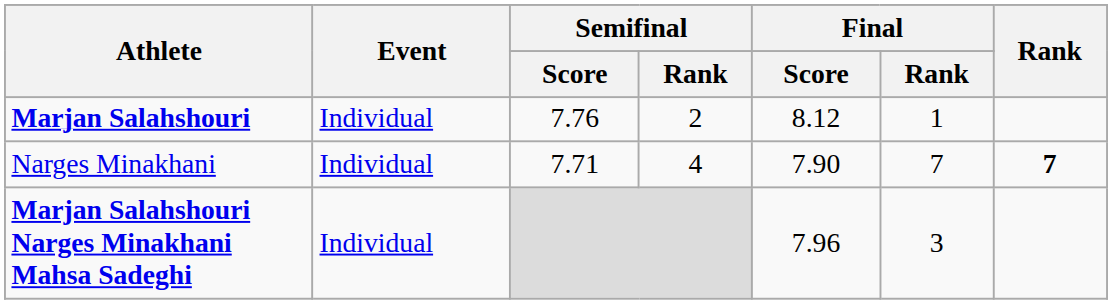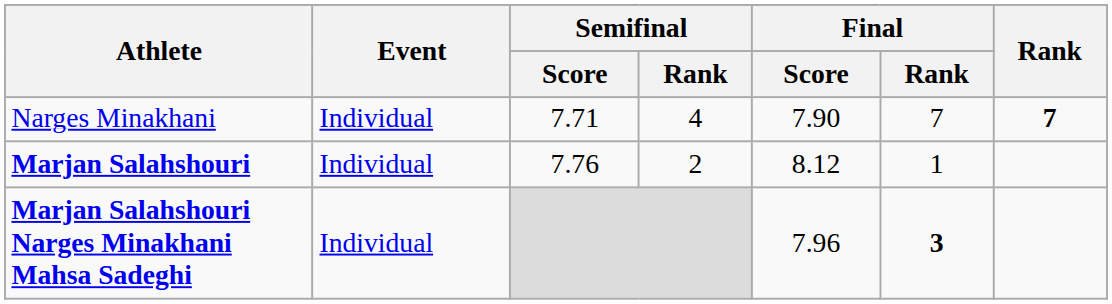rows swapped: (114, 164) <-> (131, 118)
(937, 242) normal -> (937, 242) bold
